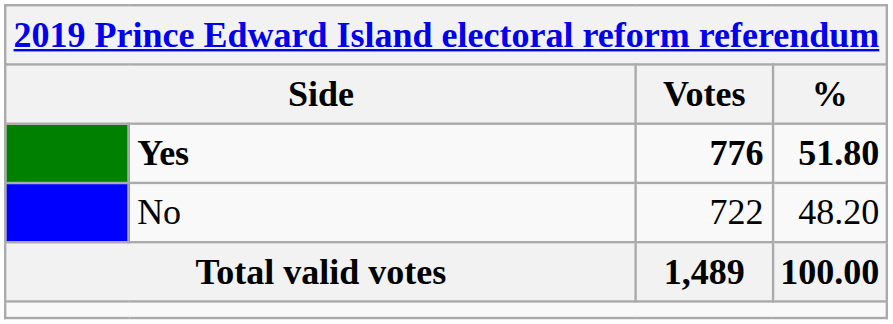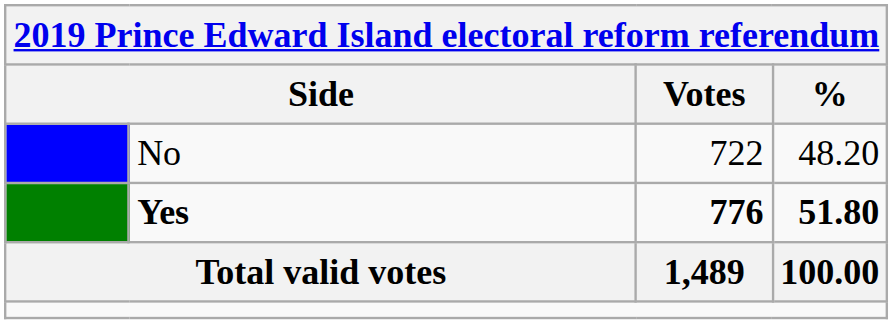rows swapped: (163, 153) <-> (159, 212)
